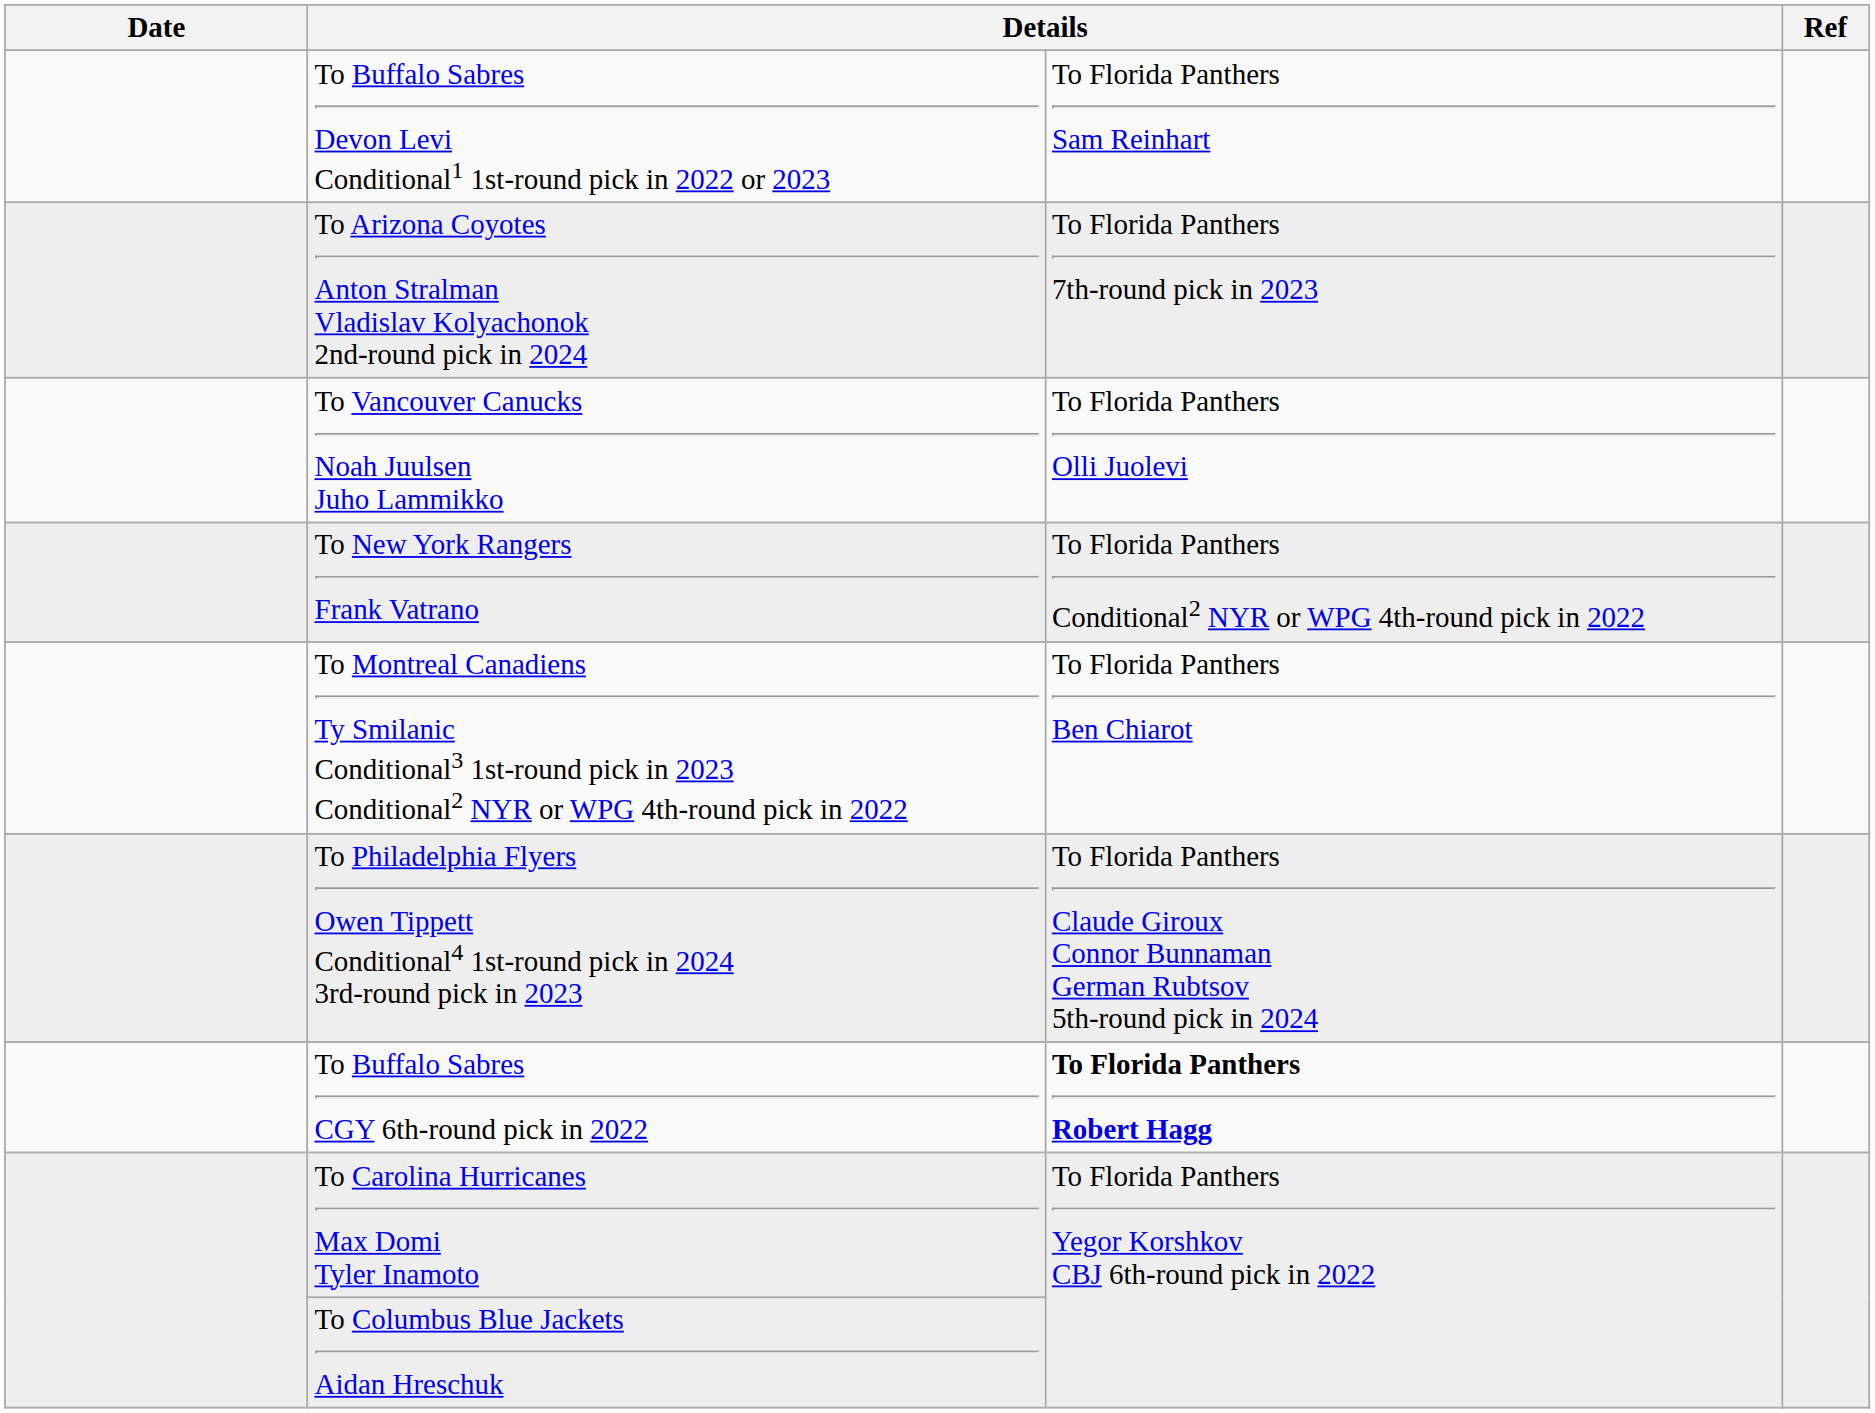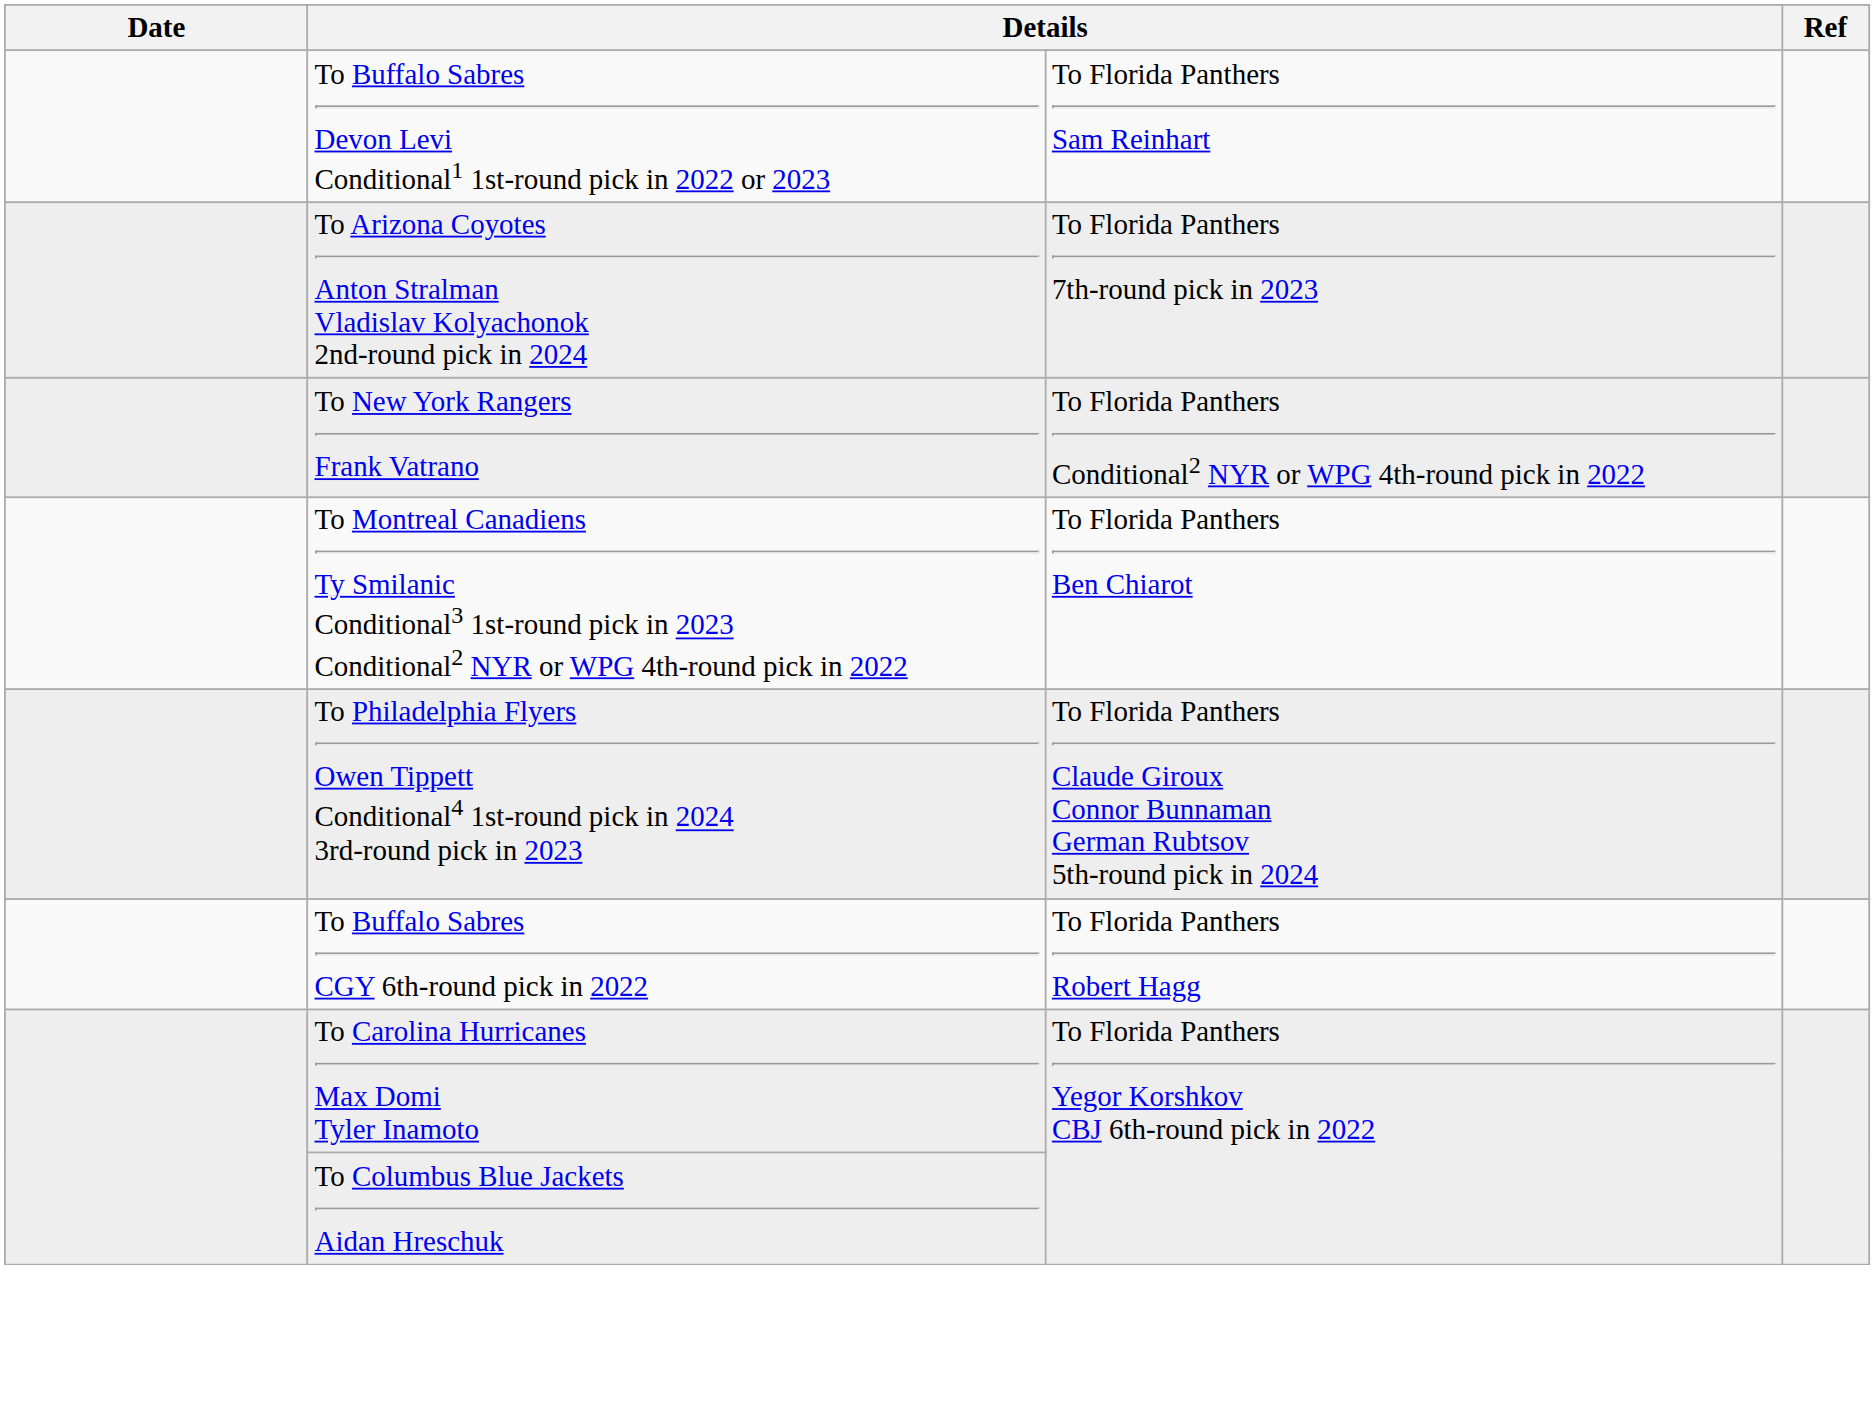- row: (677, 450)
(1414, 1097) bold -> (1414, 953) normal
